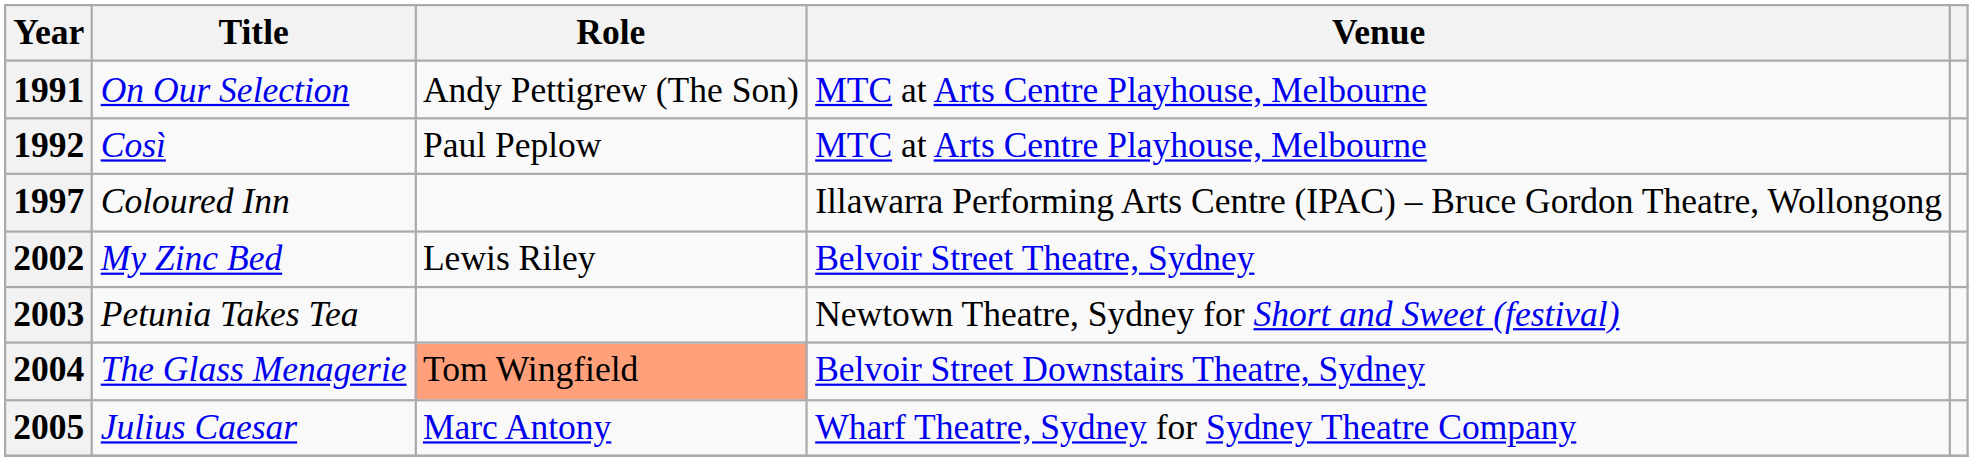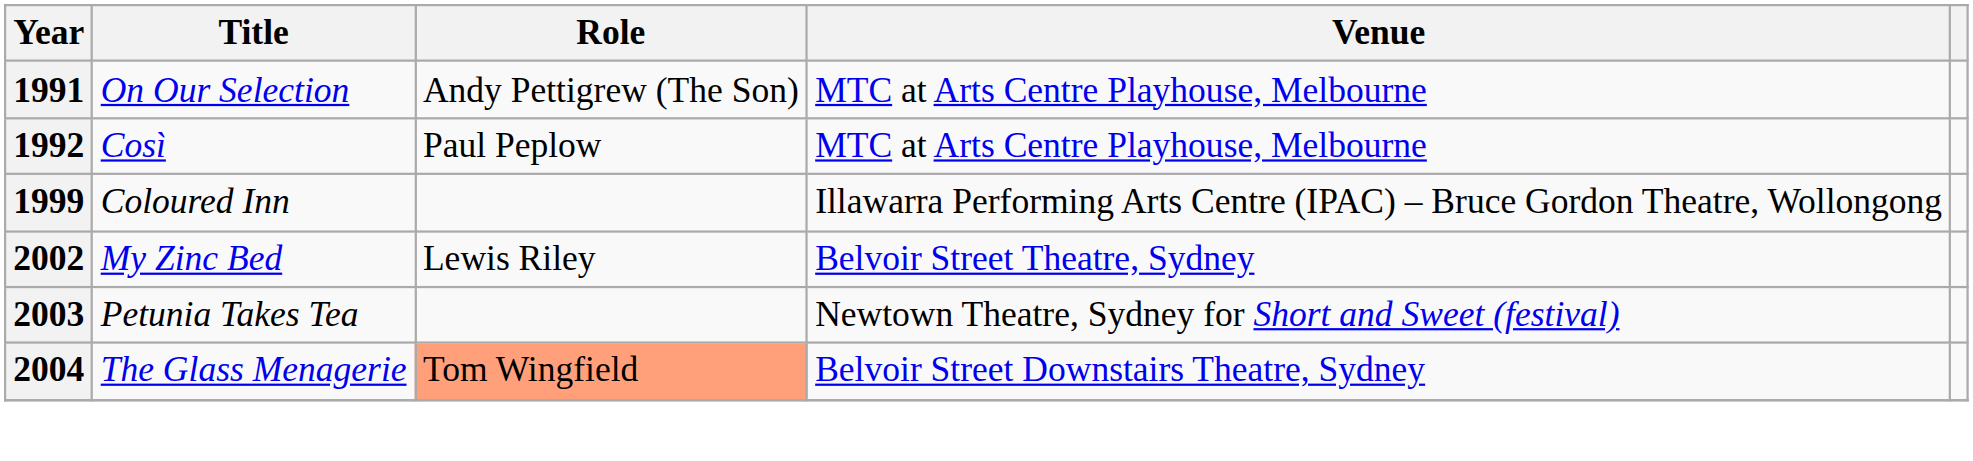(49, 201) 1997 -> (49, 201) 1999
- row: (199, 426)
